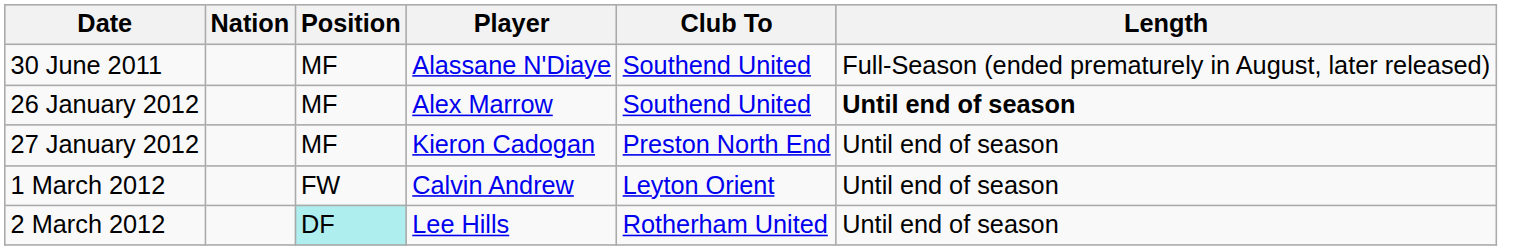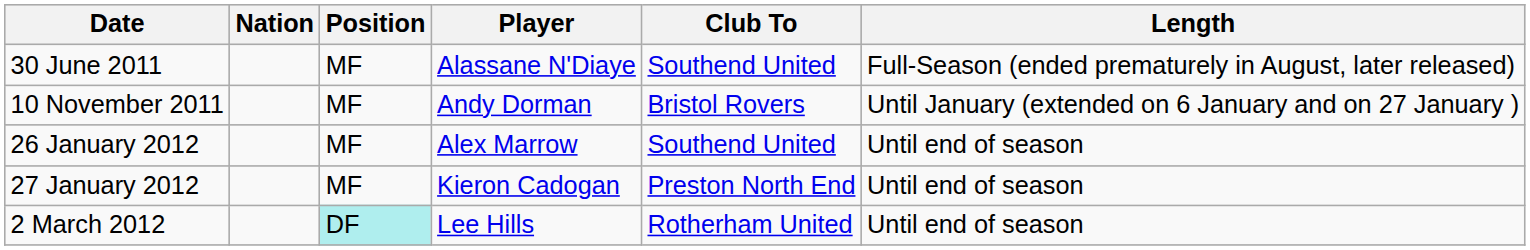+ row: (117, 104)
(959, 104) bold -> (975, 144) normal
- row: (88, 184)
